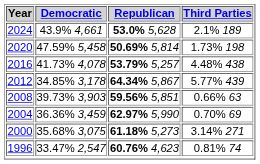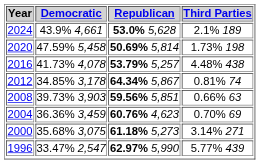(218, 81) 5.77% 439 -> (218, 81) 0.81% 74
(145, 114) 62.97% 5,990 -> (145, 114) 60.76% 4,623
(145, 148) 60.76% 4,623 -> (145, 148) 62.97% 5,990
(218, 148) 0.81% 74 -> (218, 148) 5.77% 439
